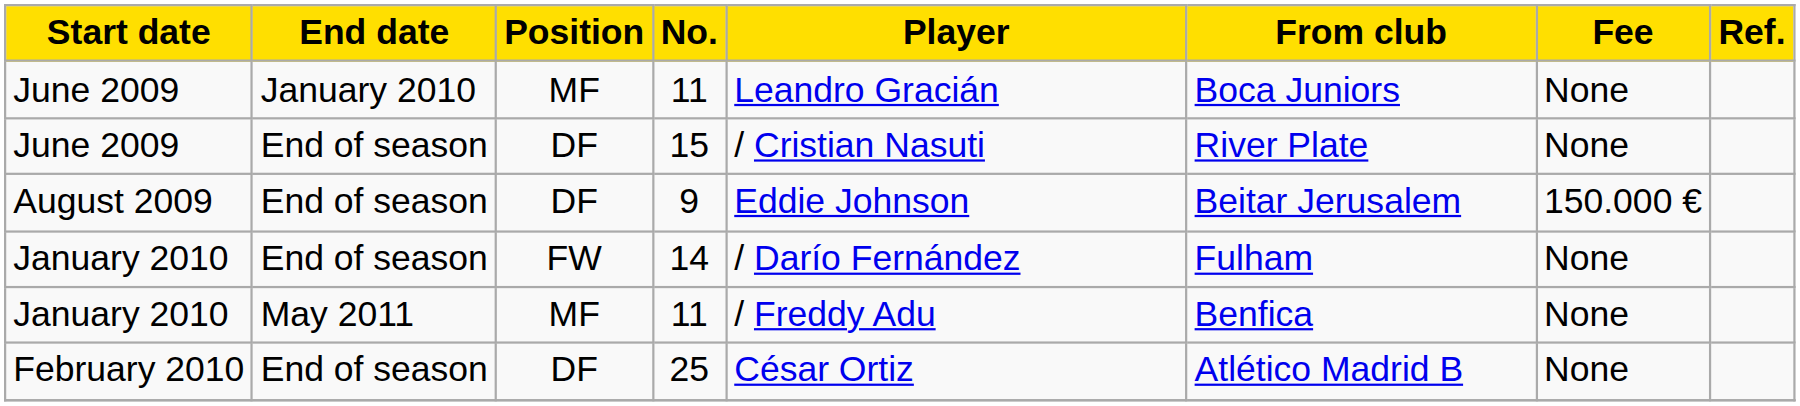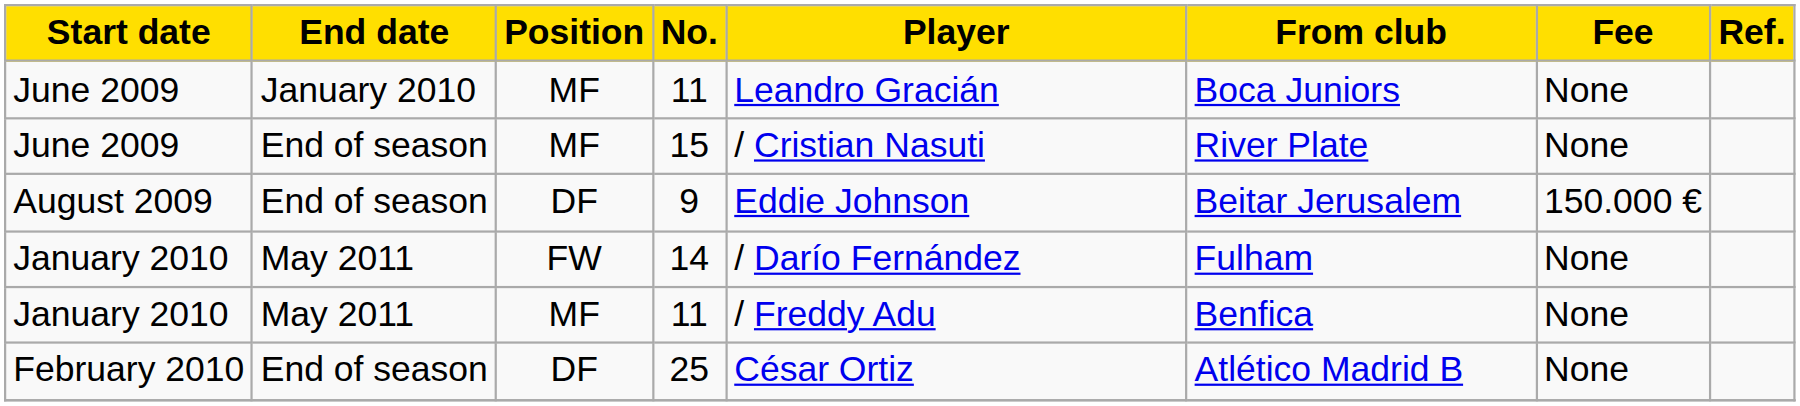(574, 145) DF -> (574, 145) MF
(374, 257) End of season -> (337, 257) May 2011
